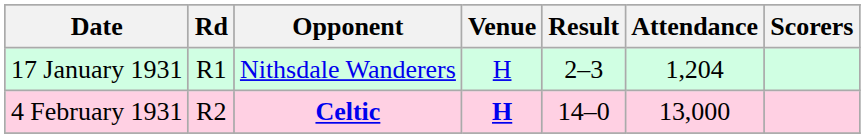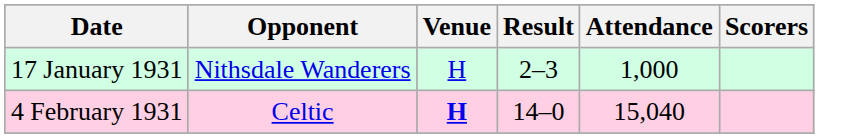- column: (211, 26)
(695, 68) 1,204 -> (649, 68) 1,000
(348, 111) bold -> (303, 111) normal
(695, 111) 13,000 -> (649, 111) 15,040
